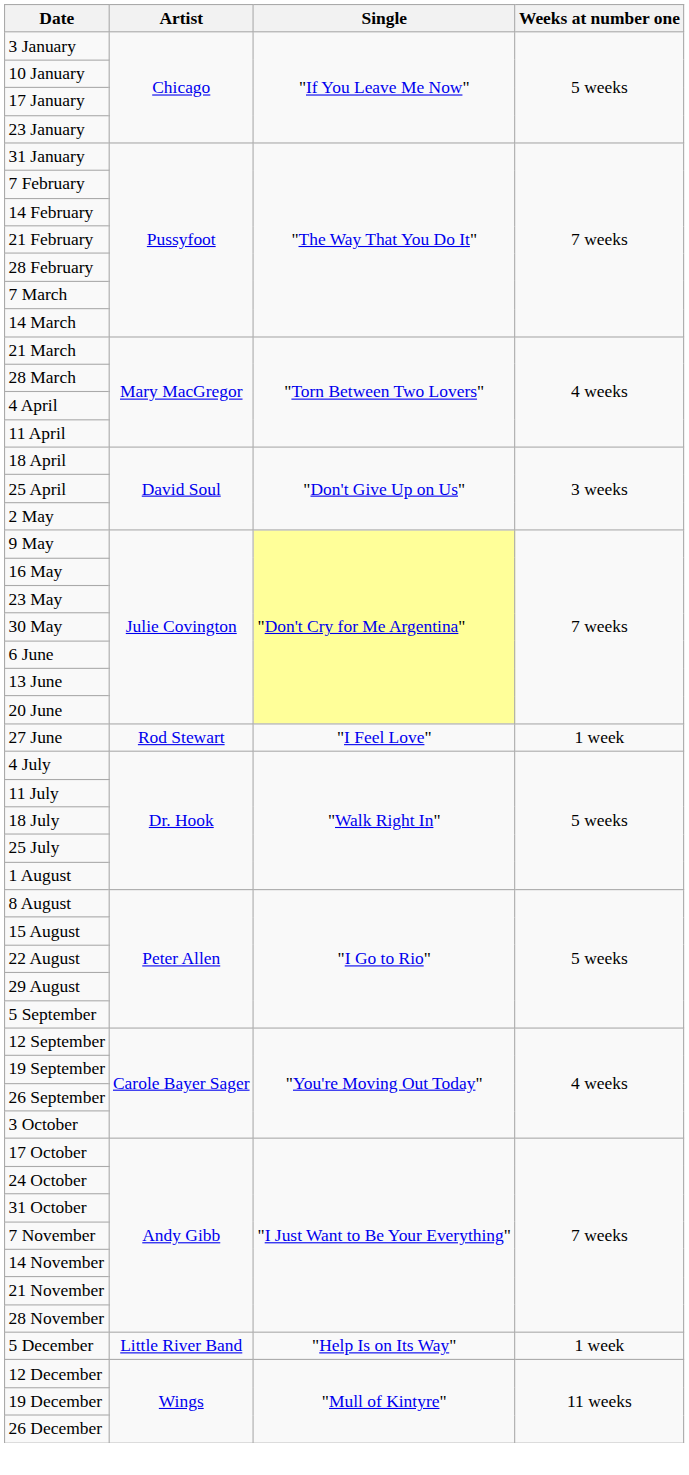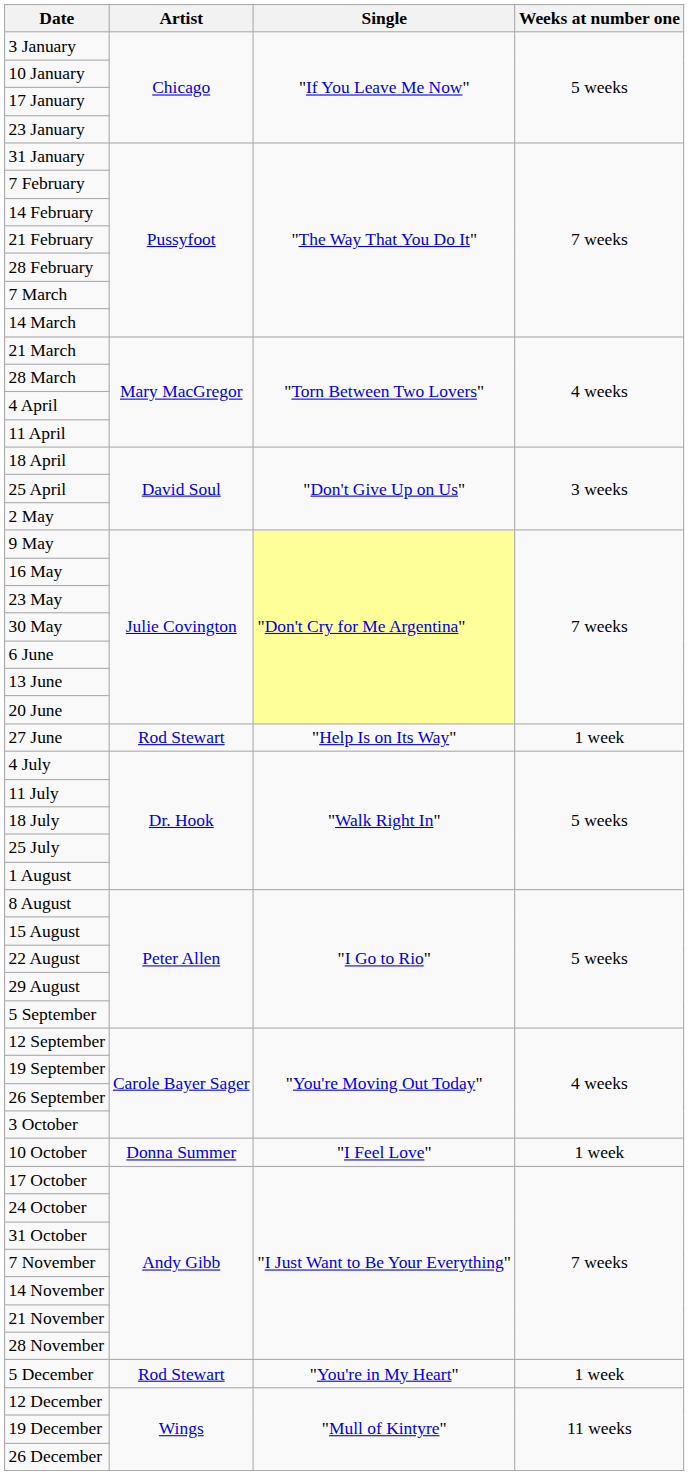(384, 737) "I Feel Love" -> (384, 737) "Help Is on Its Way"
+ row: (48, 1152)
(181, 1345) Little River Band -> (181, 1373) Rod Stewart
(384, 1345) "Help Is on Its Way" -> (384, 1373) "You're in My Heart"
